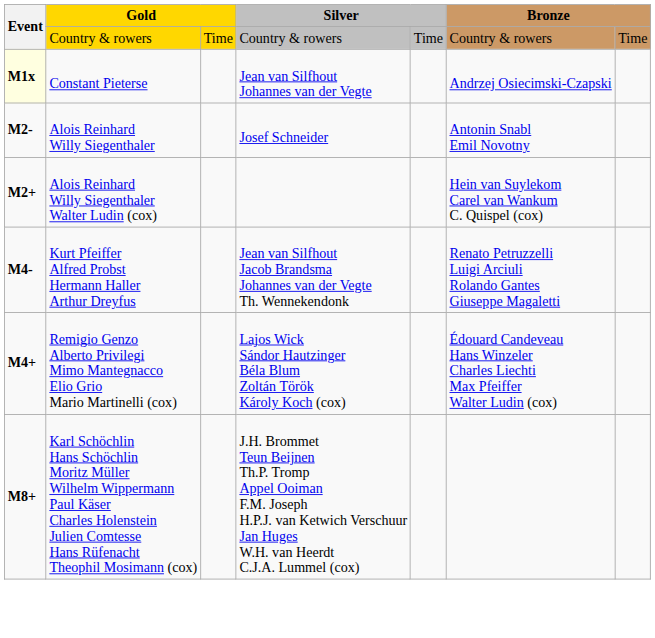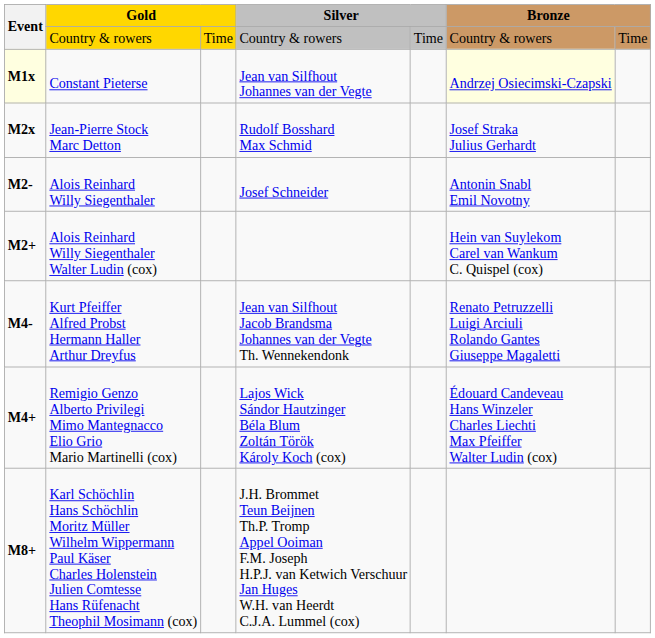(531, 84) no background -> (531, 84) lightyellow background
+ row: (99, 138)
